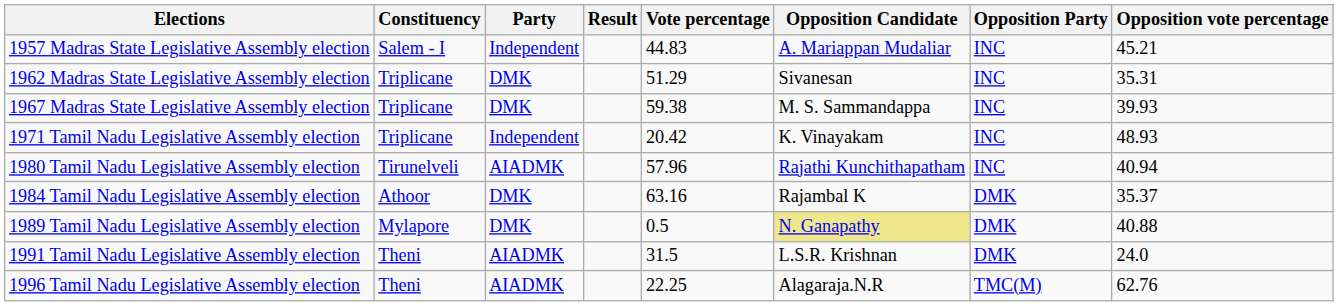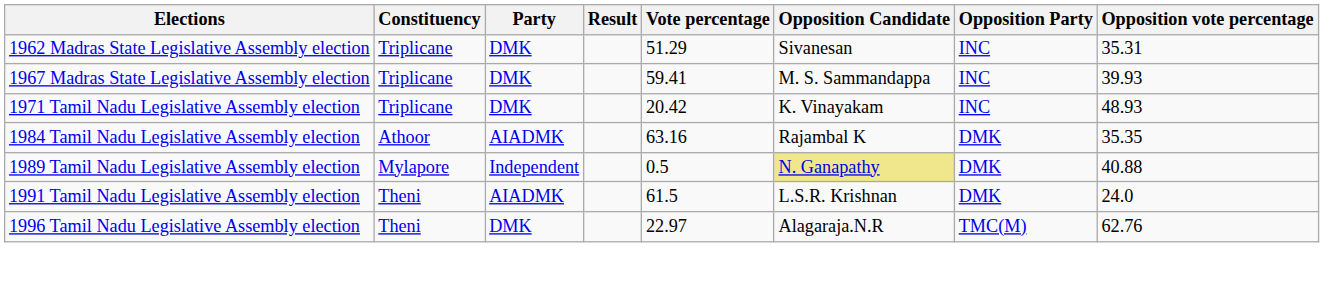- row: (189, 48)
(666, 107) 59.38 -> (666, 78) 59.41
(534, 137) Independent -> (510, 107) DMK
- row: (184, 166)
(510, 196) DMK -> (527, 137) AIADMK
(1137, 196) 35.37 -> (1122, 137) 35.35
(510, 226) DMK -> (534, 166) Independent
(662, 255) 31.5 -> (662, 196) 61.5
(527, 285) AIADMK -> (510, 226) DMK
(666, 285) 22.25 -> (666, 226) 22.97
